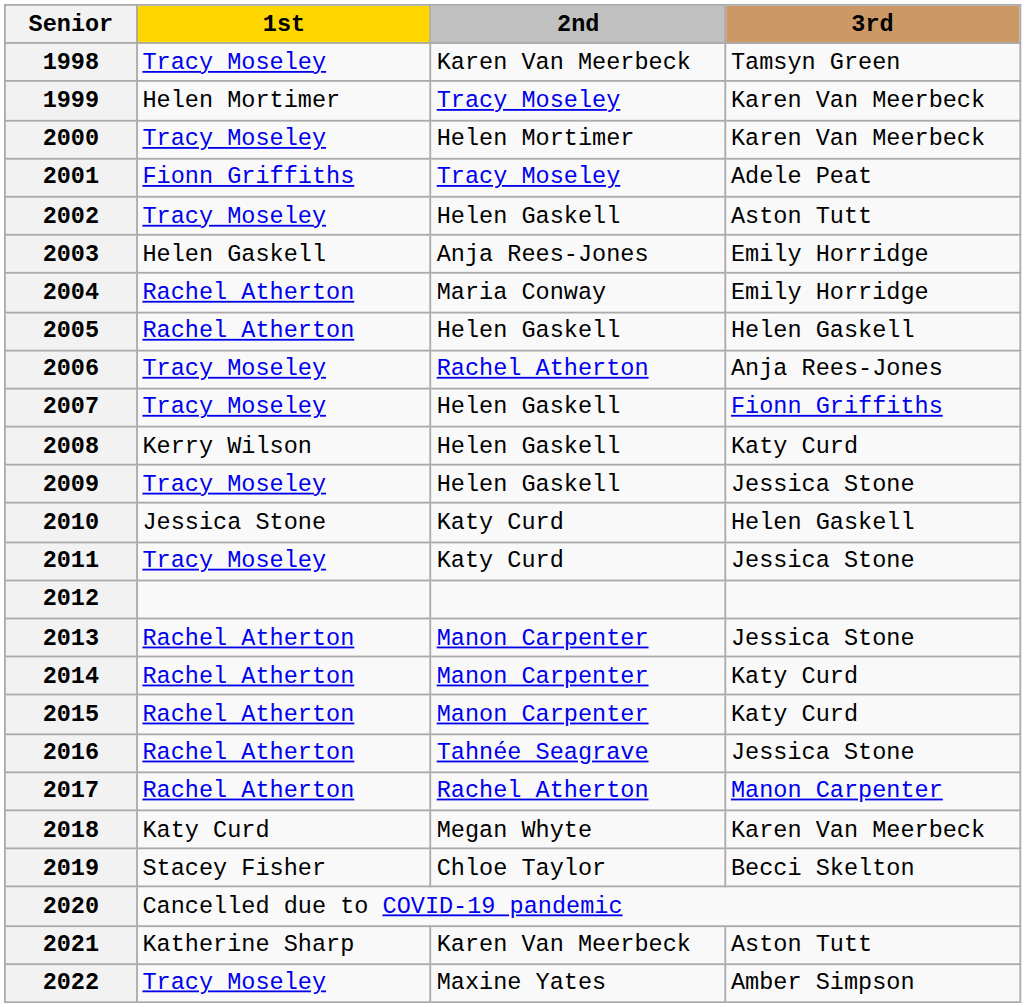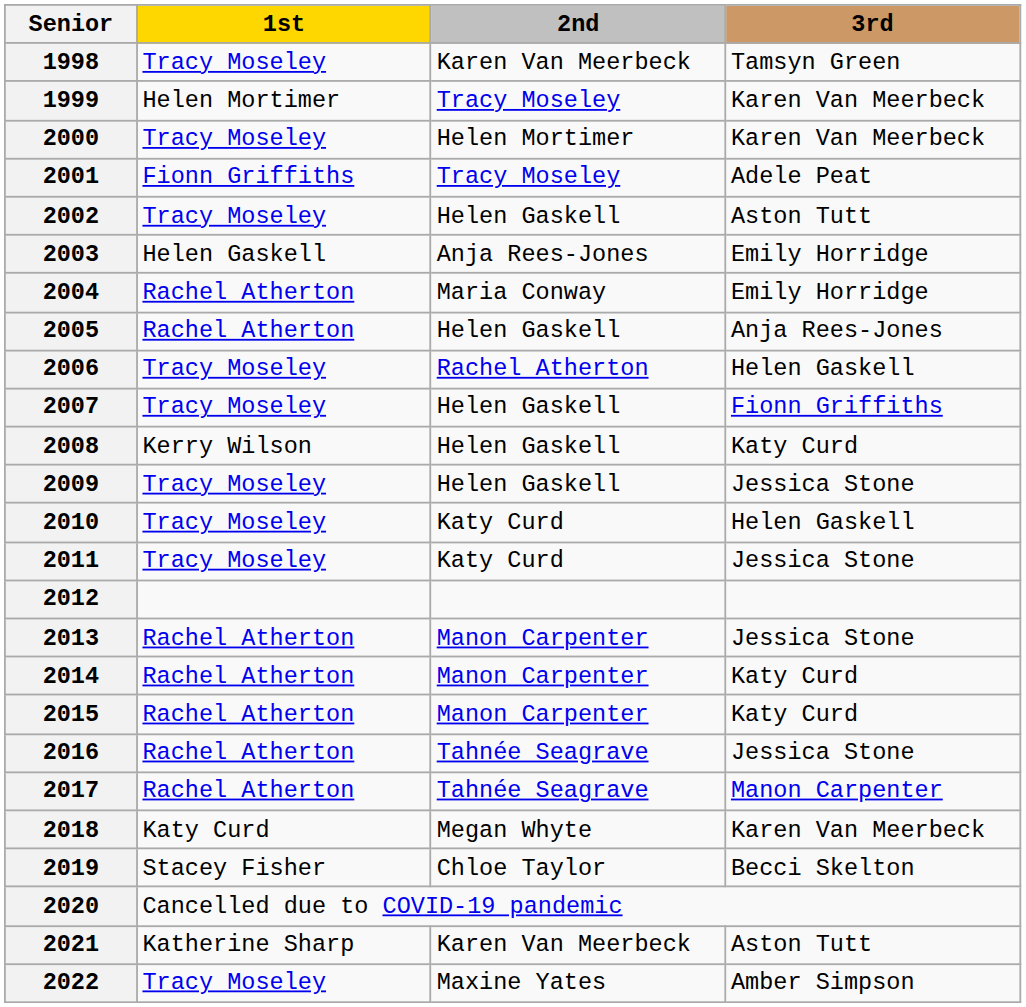(823, 331) Helen Gaskell -> (837, 331) Anja Rees-Jones
(837, 369) Anja Rees-Jones -> (823, 369) Helen Gaskell
(234, 523) Jessica Stone -> (234, 523) Tracy Moseley
(543, 791) Rachel Atherton -> (543, 791) Tahnée Seagrave
